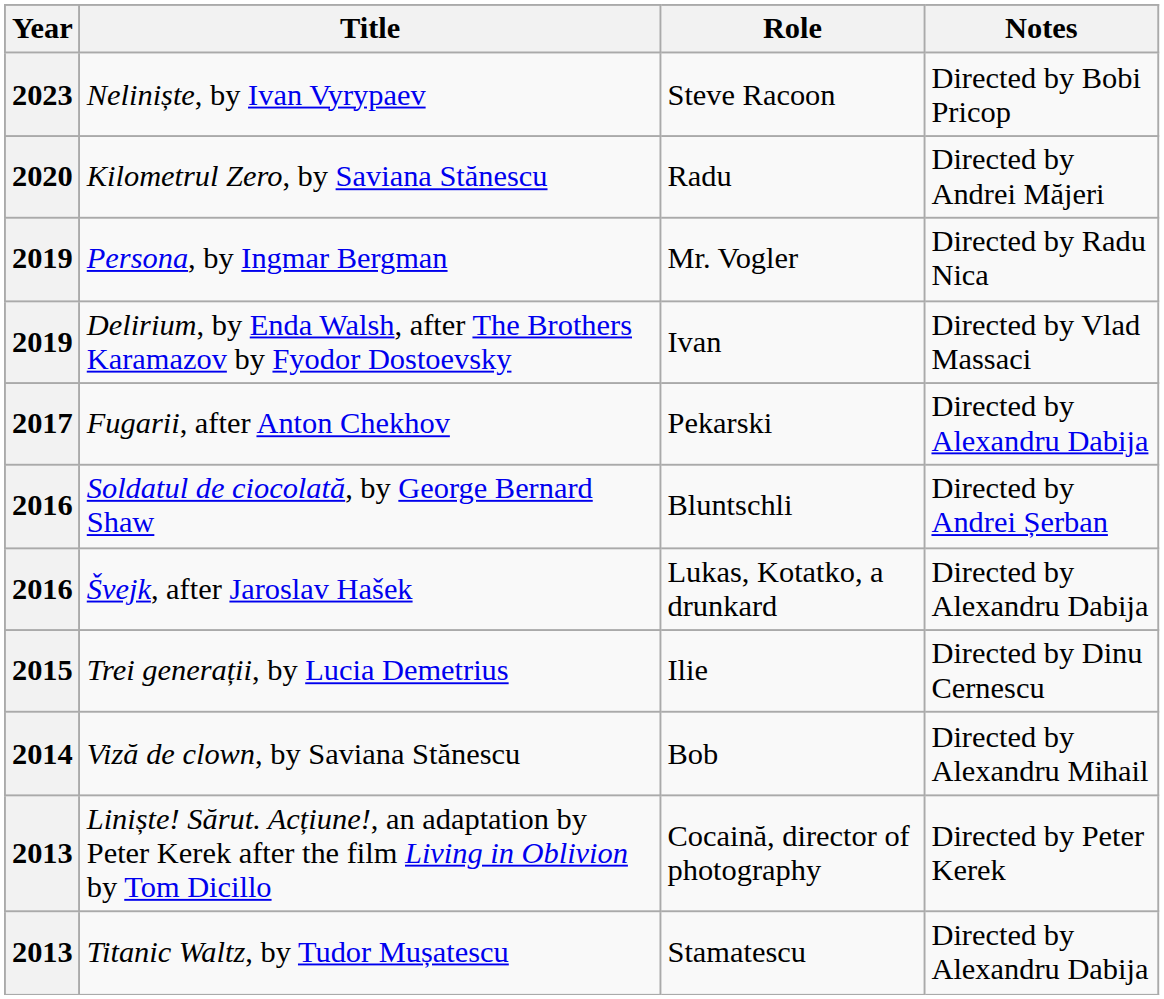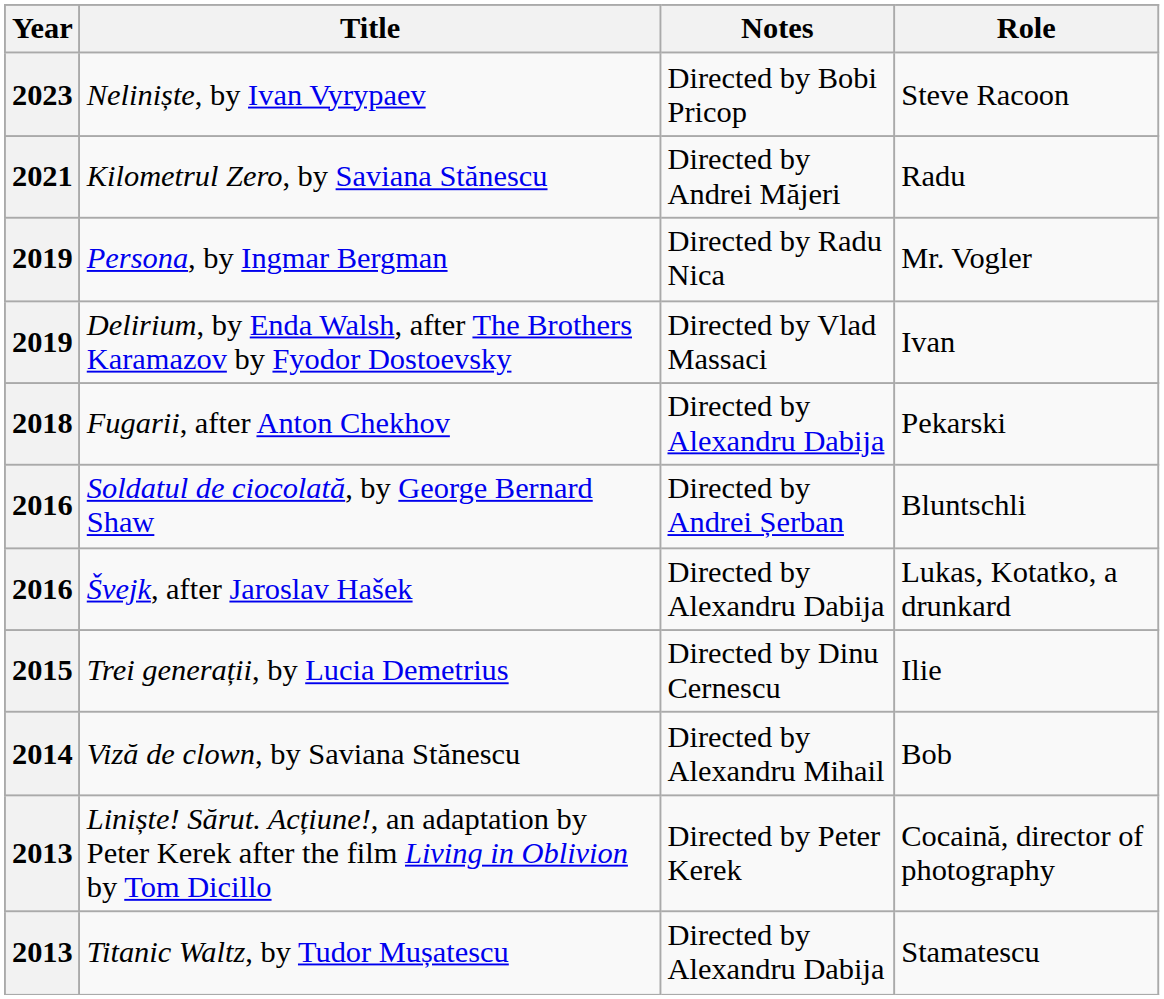columns swapped: (792, 28) <-> (1041, 28)
(42, 176) 2020 -> (42, 176) 2021
(42, 423) 2017 -> (42, 423) 2018
